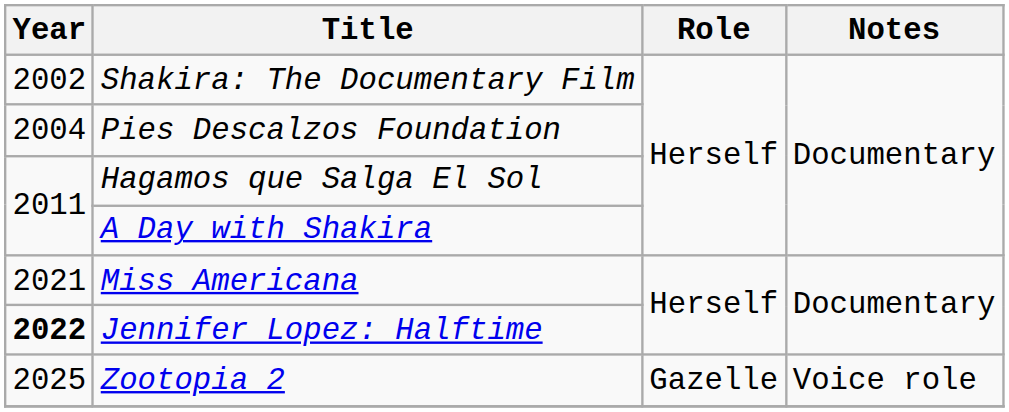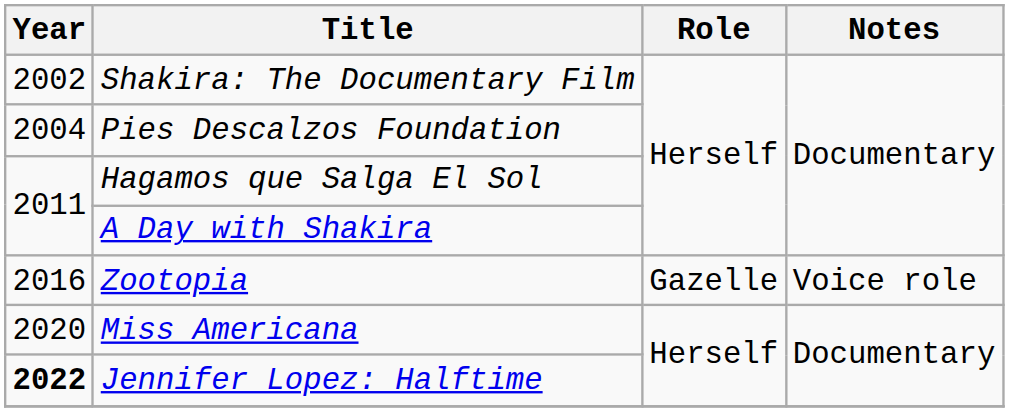+ row: (174, 280)
(49, 280) 2021 -> (49, 330) 2020
- row: (193, 380)
